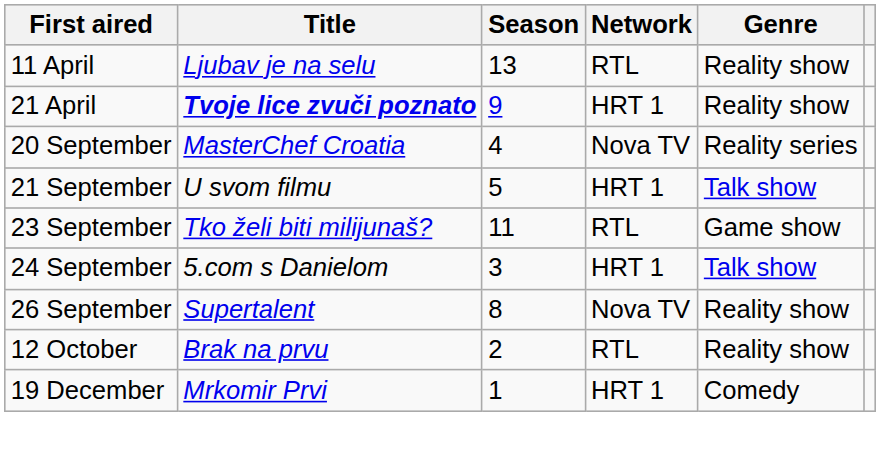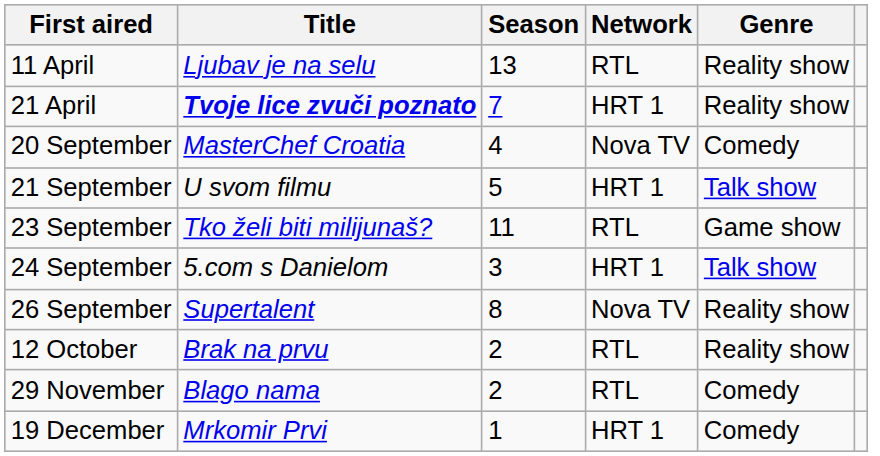(495, 106) 9 -> (495, 106) 7
(781, 146) Reality series -> (752, 146) Comedy
+ row: (88, 390)
